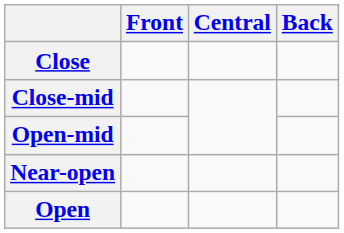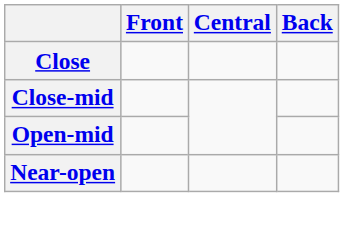- row: (63, 209)
